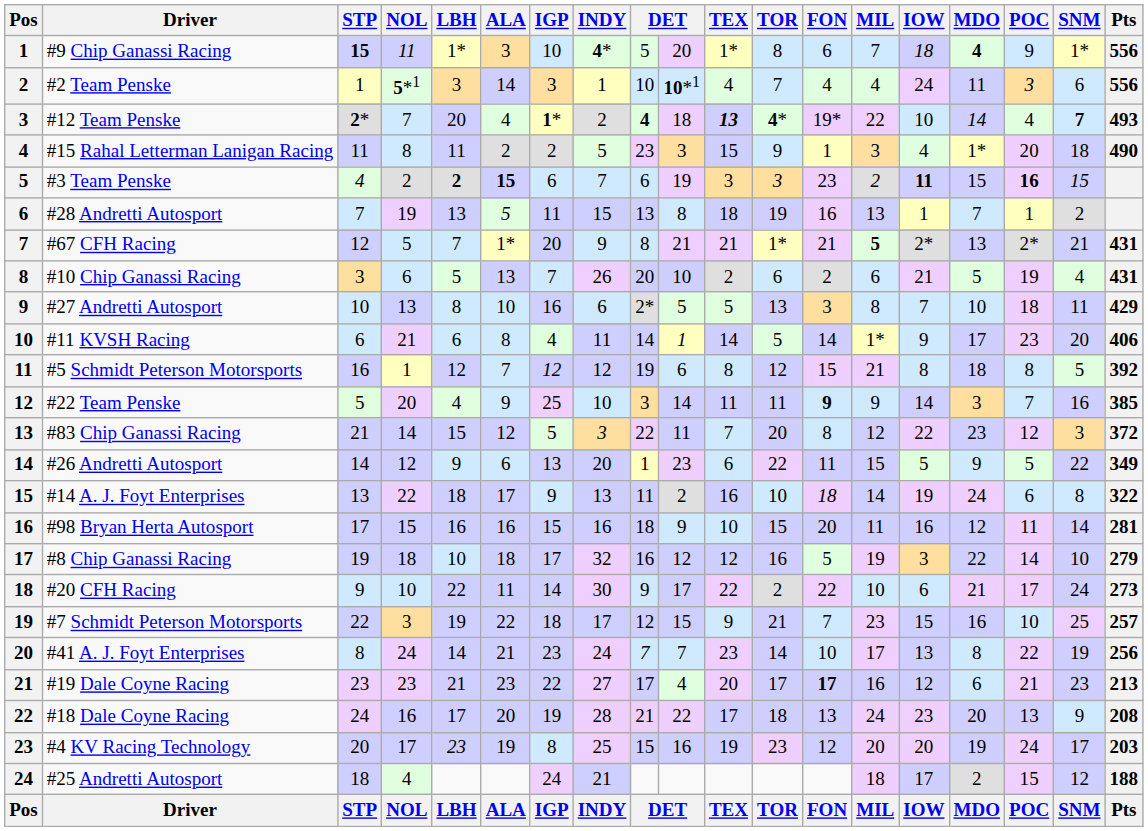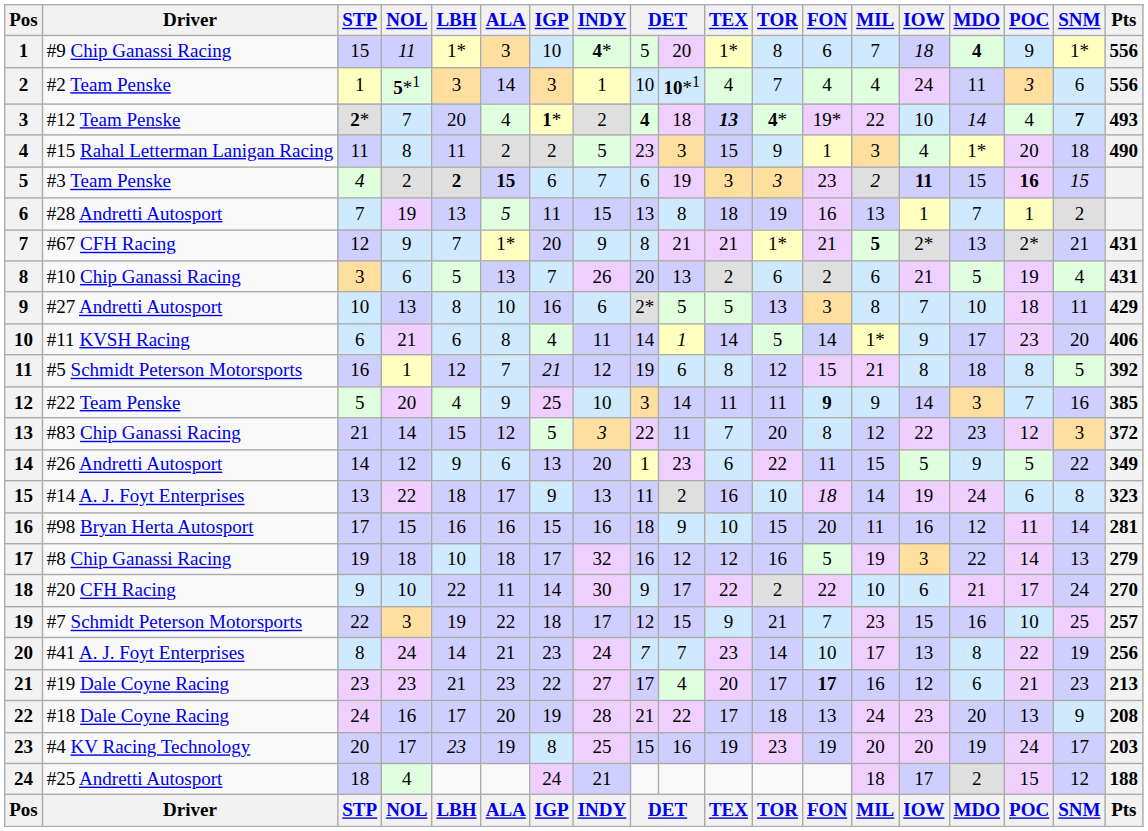(360, 51) bold -> (360, 51) normal
(407, 244) 5 -> (407, 244) 9
(682, 276) 10 -> (682, 276) 13
(552, 370) 12 -> (552, 370) 21
(1124, 495) 322 -> (1124, 495) 323
(1079, 558) 10 -> (1079, 558) 13
(1124, 590) 273 -> (1124, 590) 270
(827, 747) 12 -> (827, 747) 19
